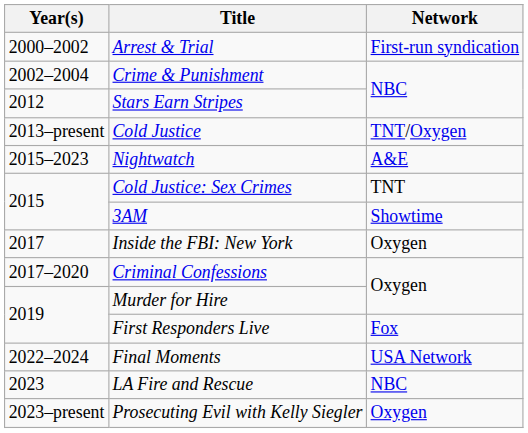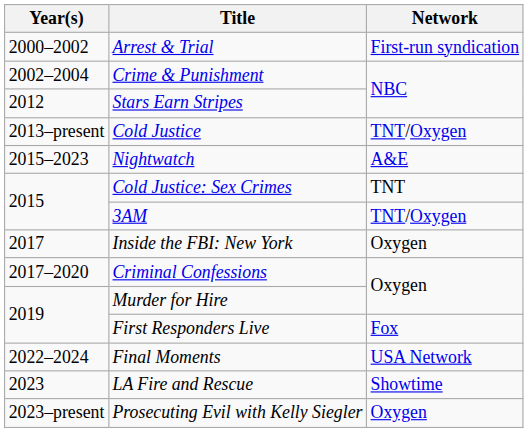(407, 215) Showtime -> (418, 215) TNT/Oxygen
(389, 384) NBC -> (407, 384) Showtime
